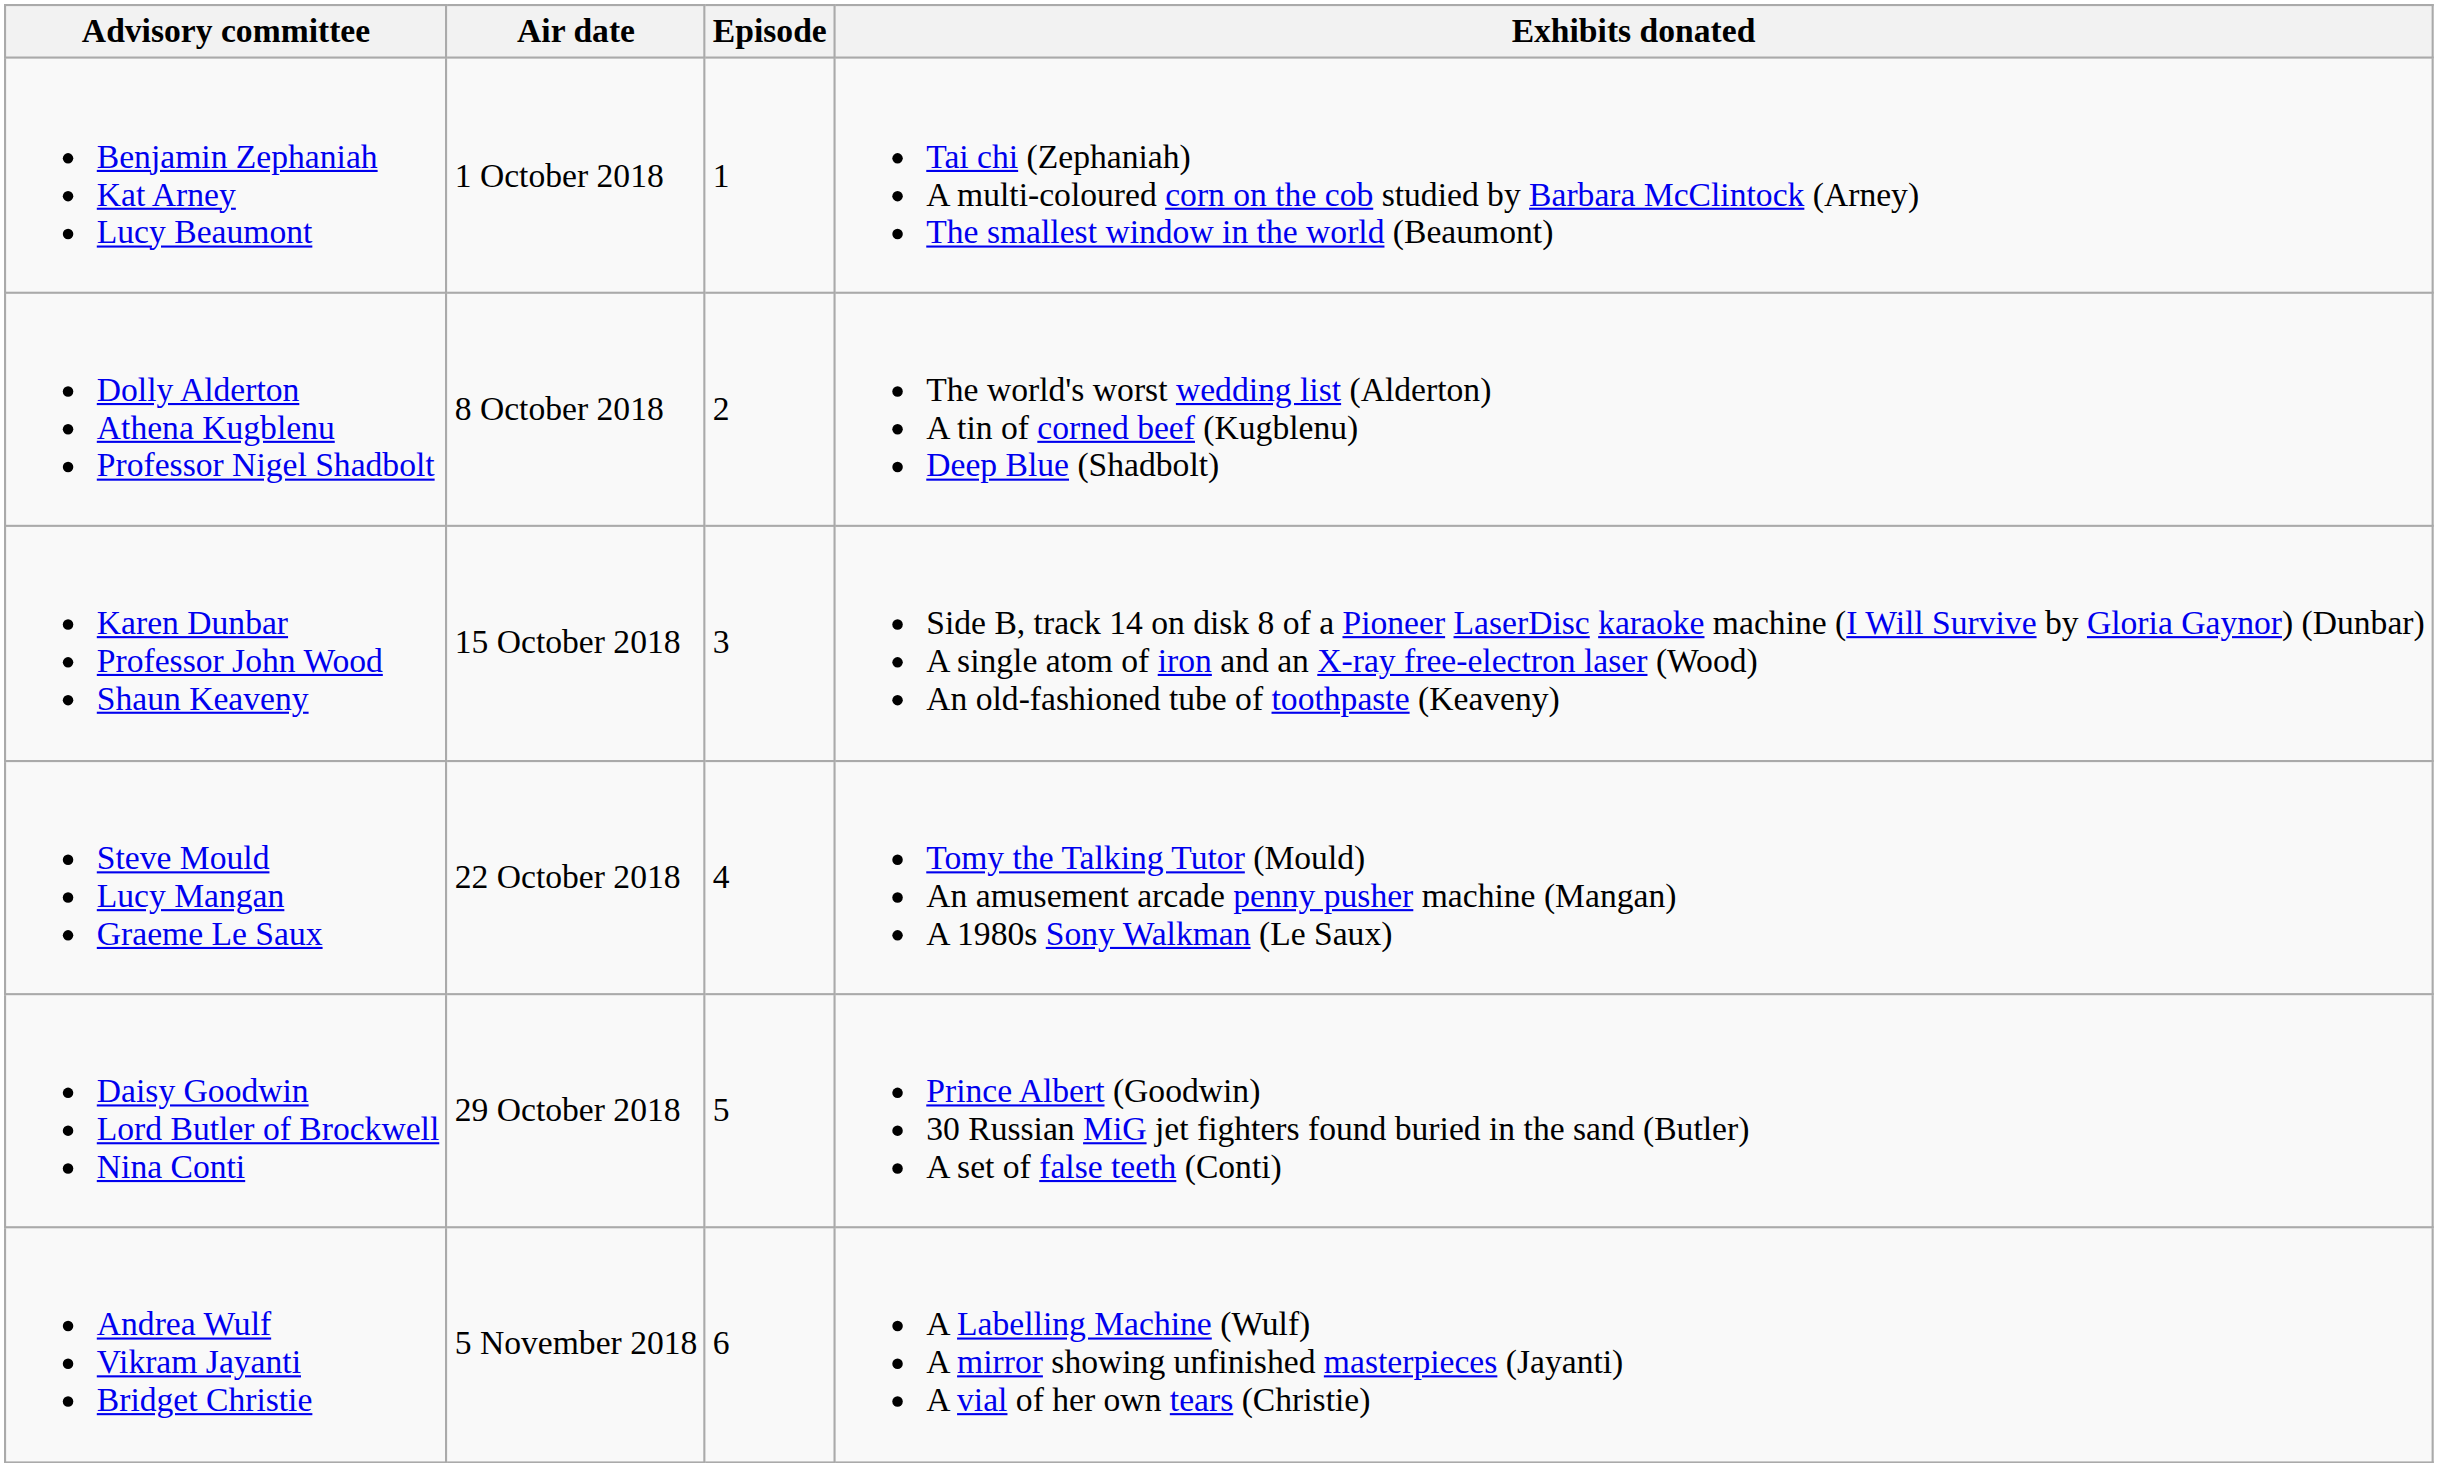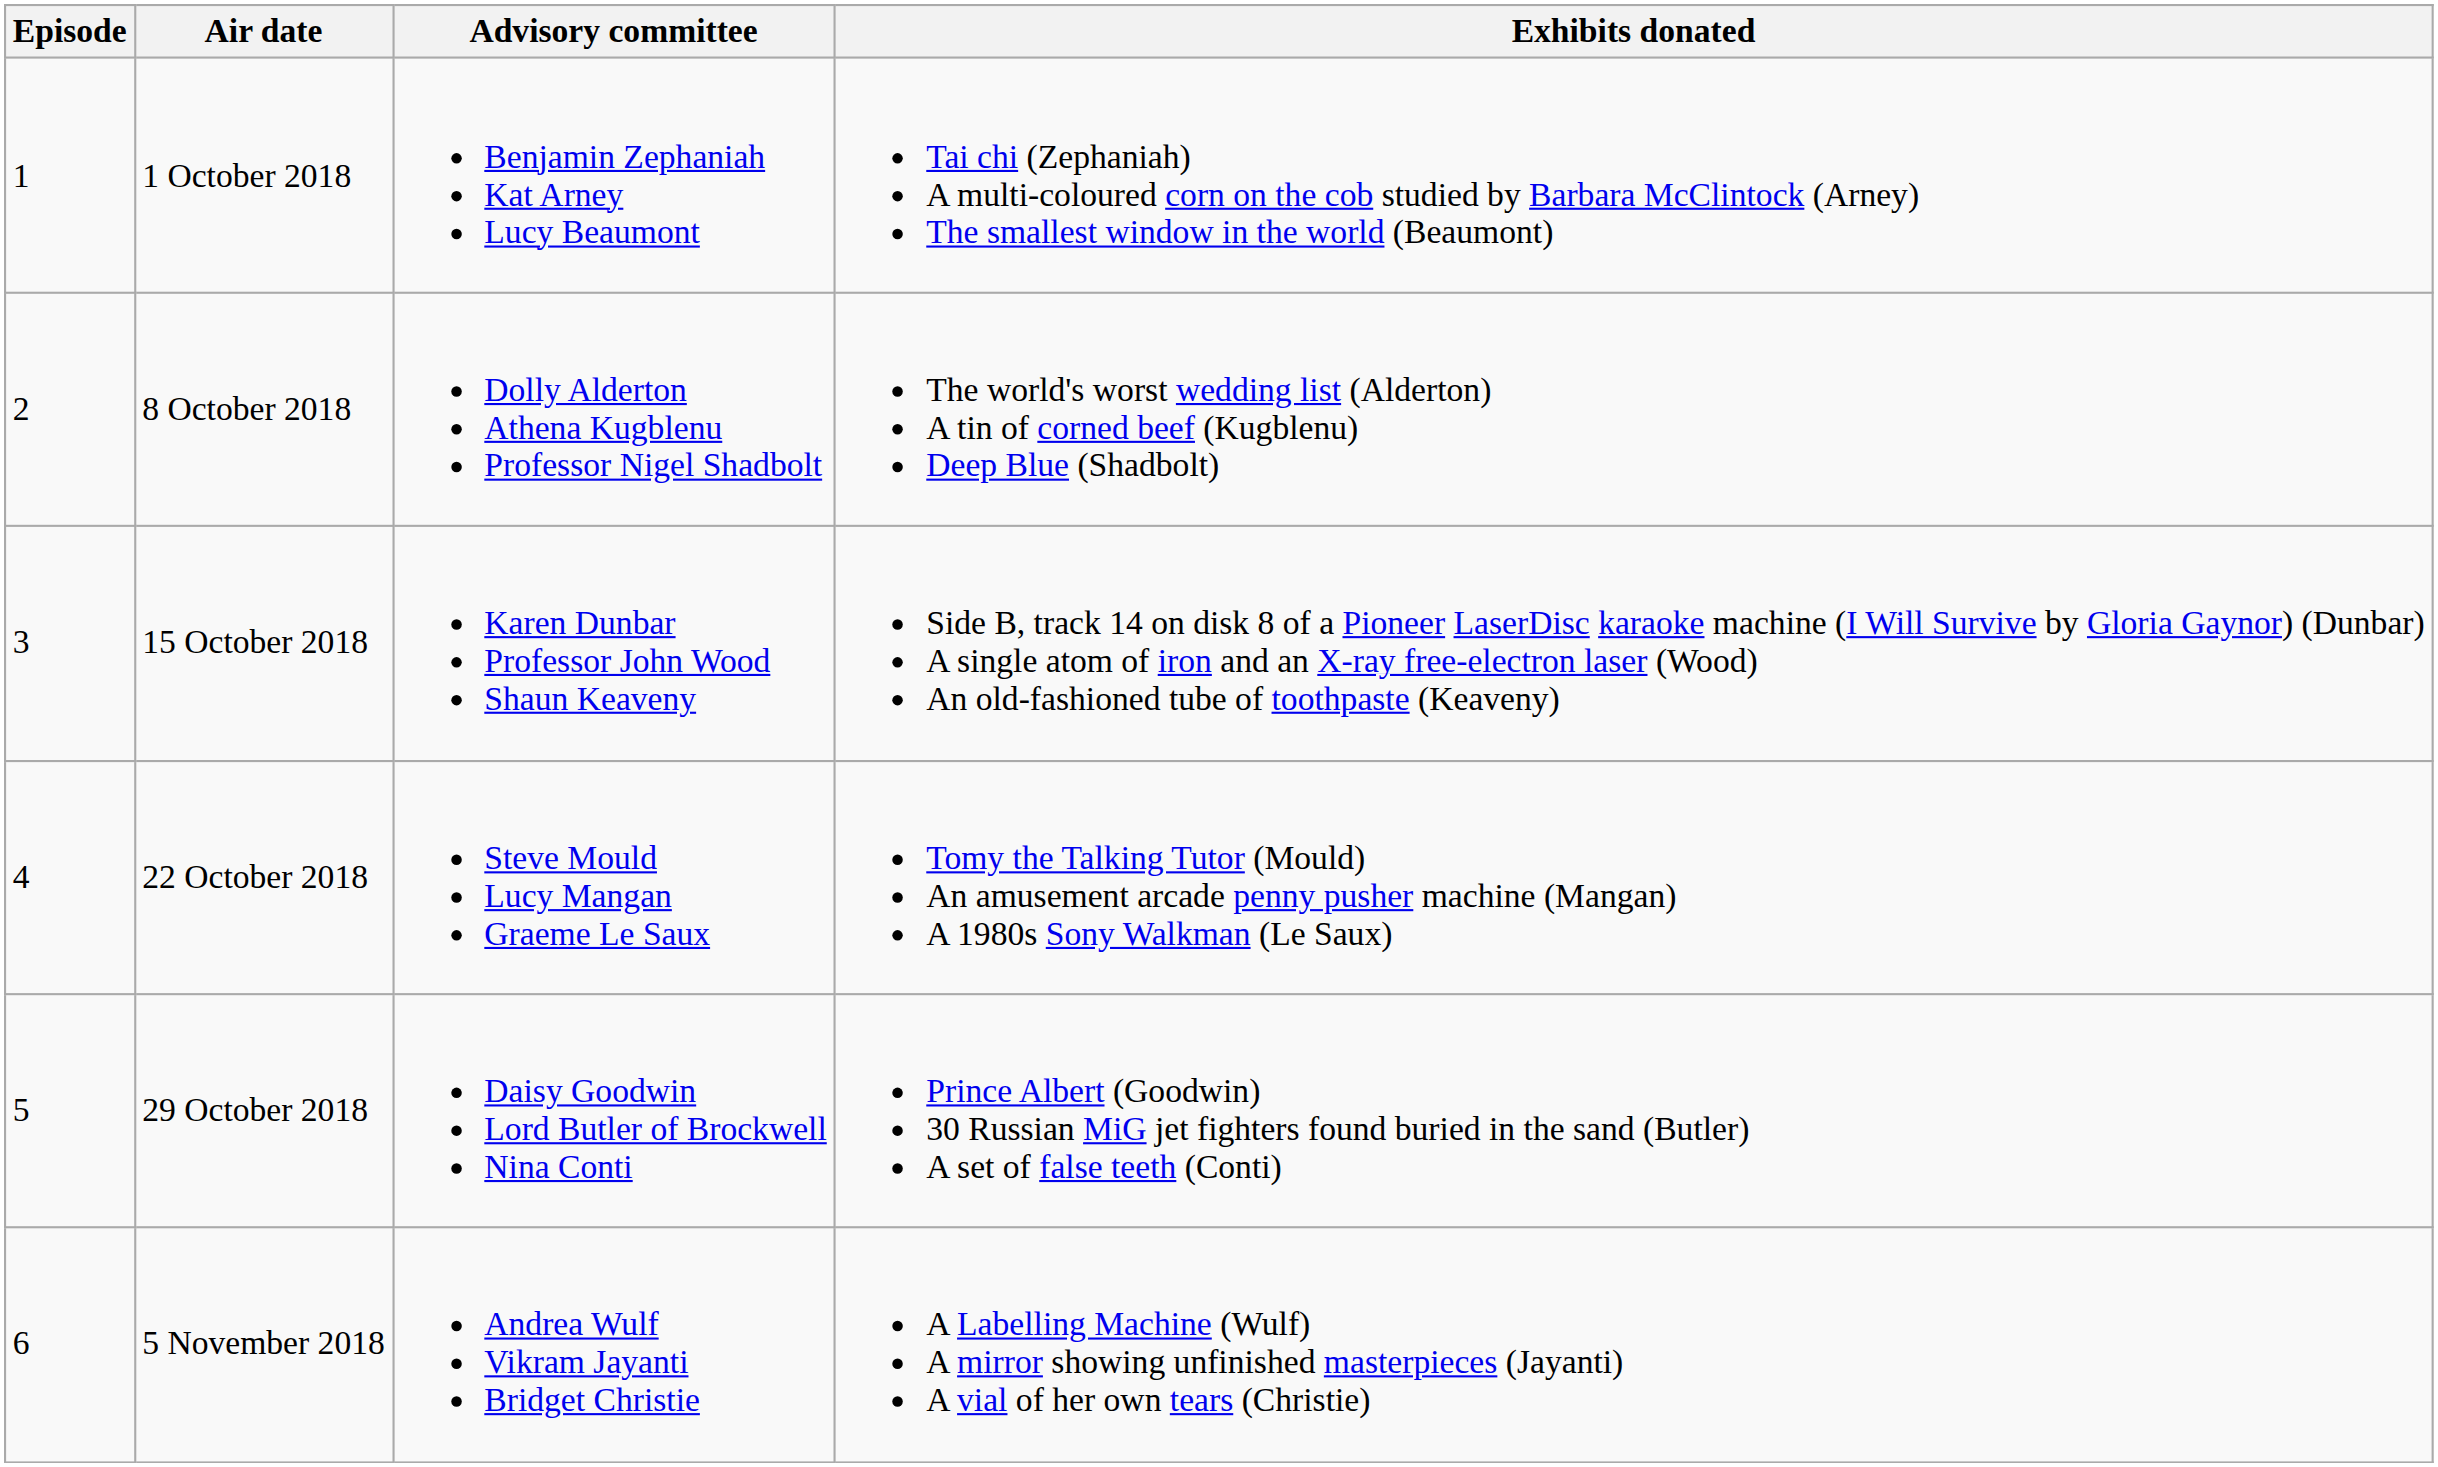columns swapped: (770, 31) <-> (226, 31)
